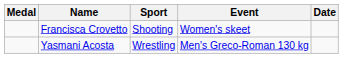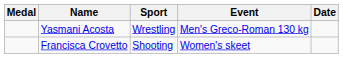rows swapped: (84, 29) <-> (77, 45)
